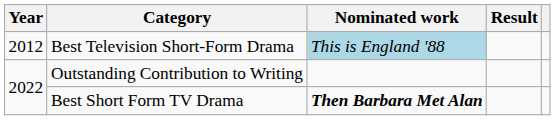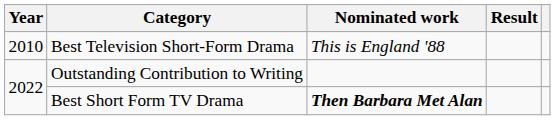(26, 45) 2012 -> (26, 45) 2010
(378, 45) lightblue background -> (378, 45) no background
